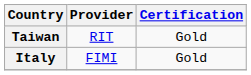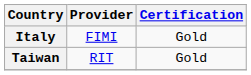rows swapped: (36, 59) <-> (36, 37)
